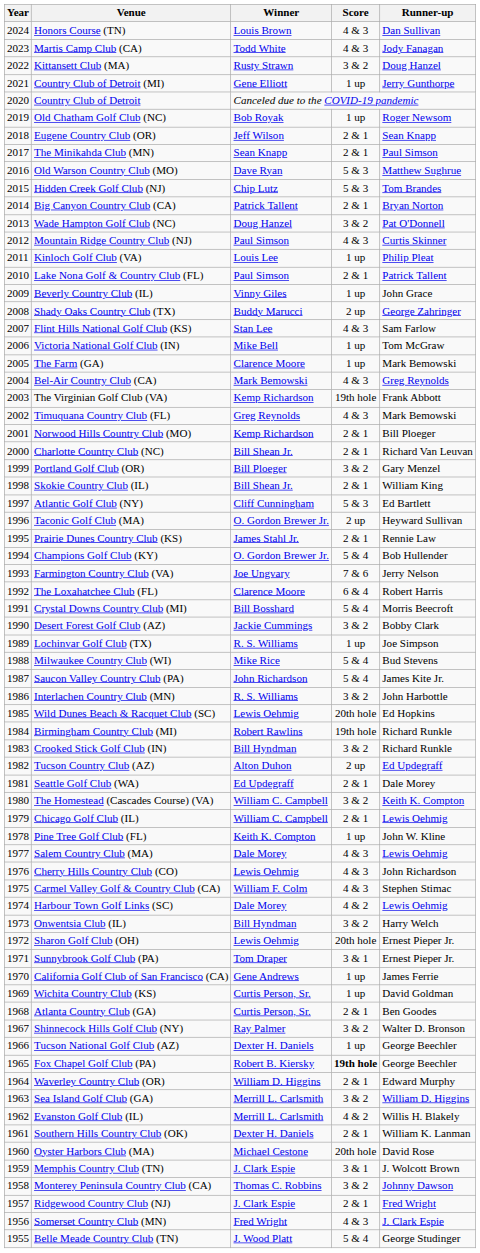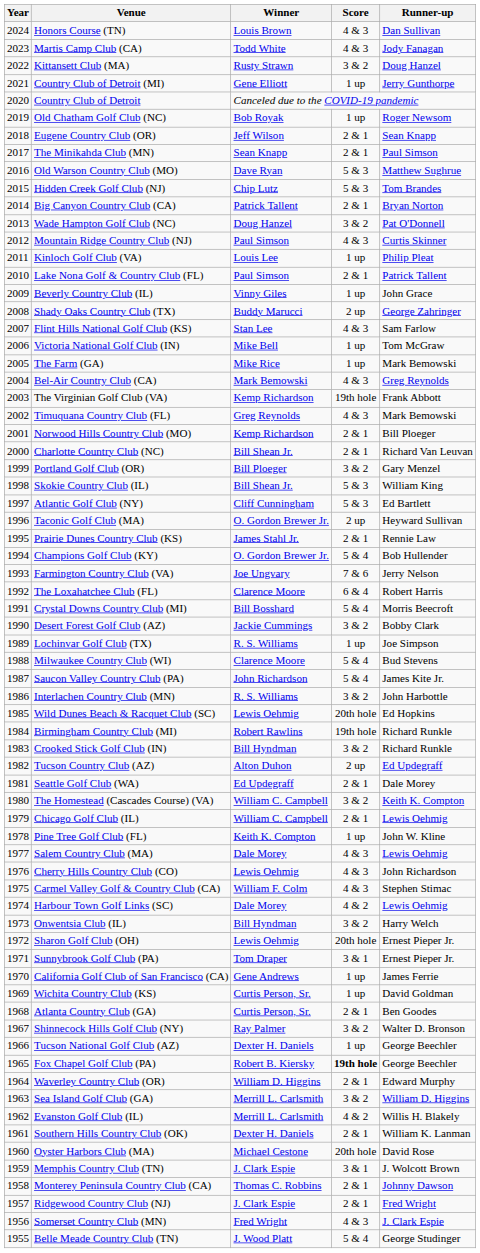(269, 363) Clarence Moore -> (257, 363) Mike Rice
(356, 485) 2 & 1 -> (356, 485) 5 & 3
(257, 661) Mike Rice -> (269, 661) Clarence Moore
(356, 1186) 3 & 2 -> (356, 1186) 2 & 1
